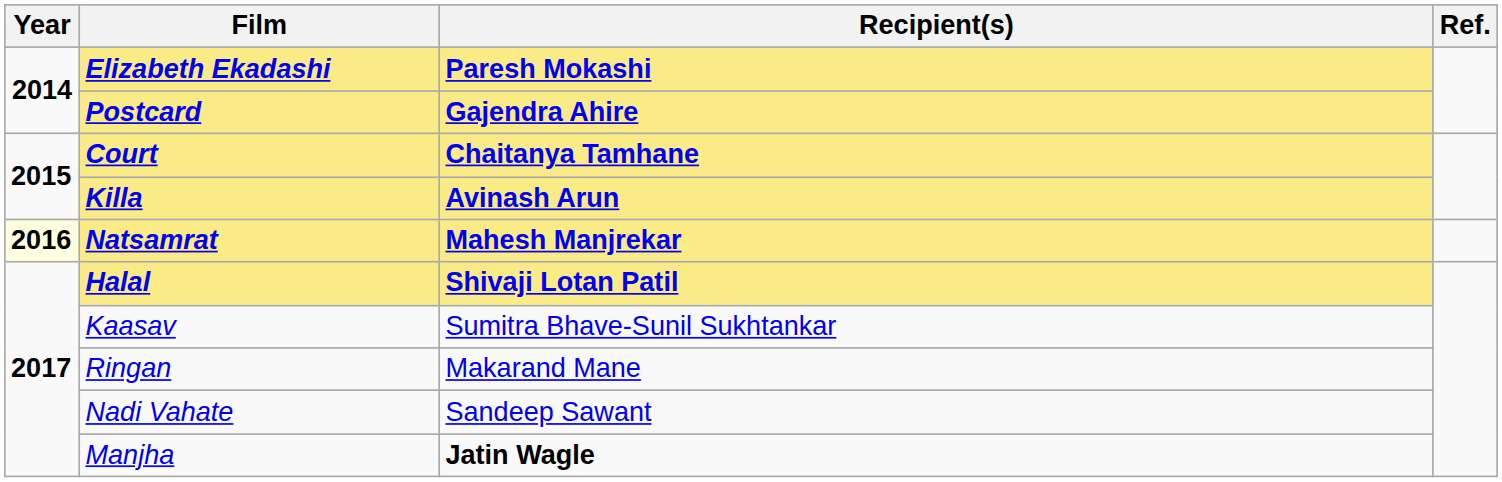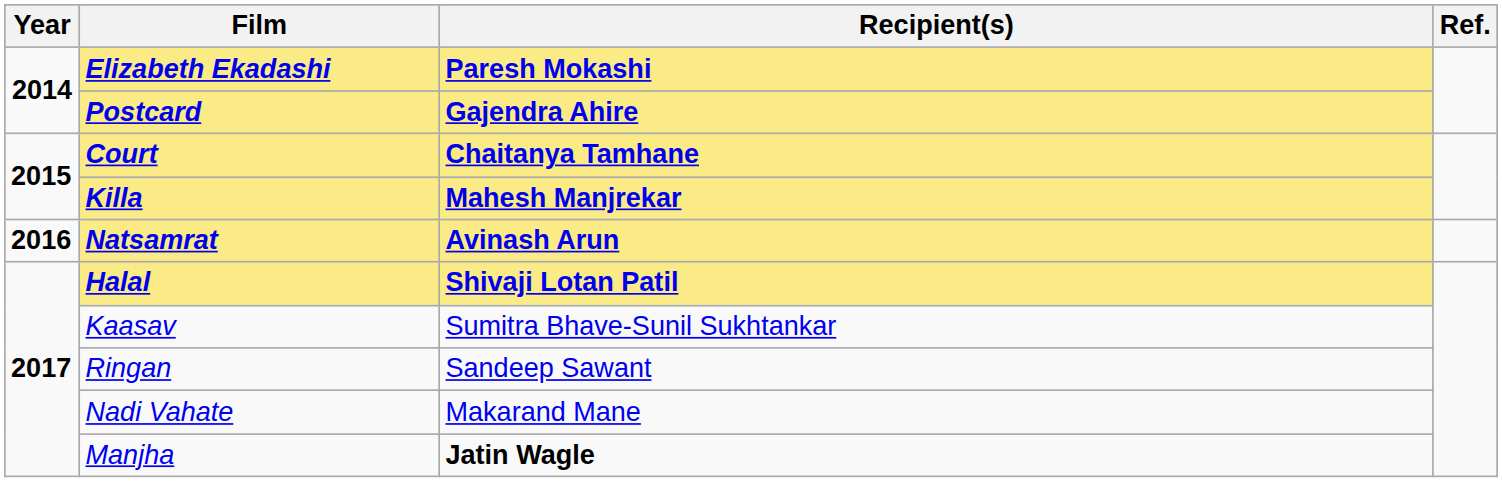(532, 197) Avinash Arun -> (563, 197) Mahesh Manjrekar
(41, 240) lightyellow background -> (41, 240) no background
(563, 240) Mahesh Manjrekar -> (532, 240) Avinash Arun
(543, 369) Makarand Mane -> (548, 369) Sandeep Sawant
(548, 411) Sandeep Sawant -> (543, 411) Makarand Mane
